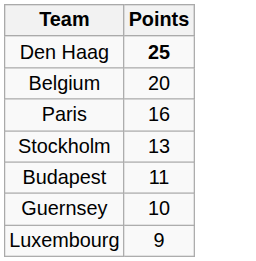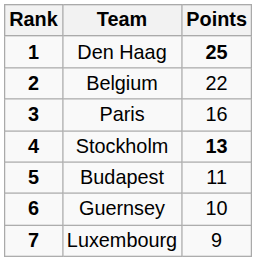+ column: (33, 20)
(159, 83) 20 -> (217, 83) 22
(159, 146) normal -> (217, 146) bold
